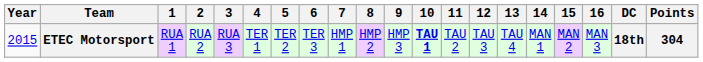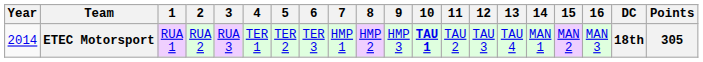(22, 41) 2015 -> (22, 41) 2014
(672, 41) 304 -> (672, 41) 305
